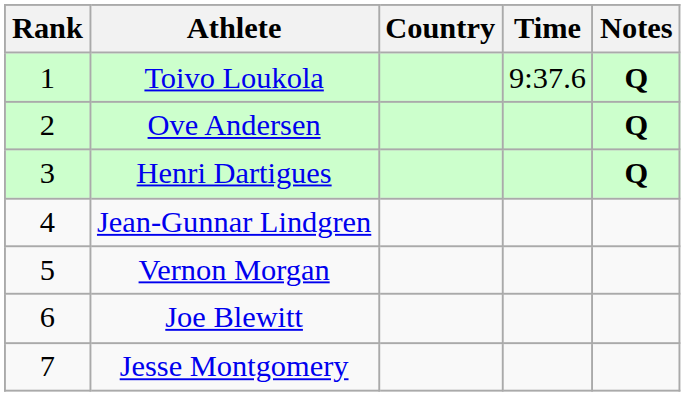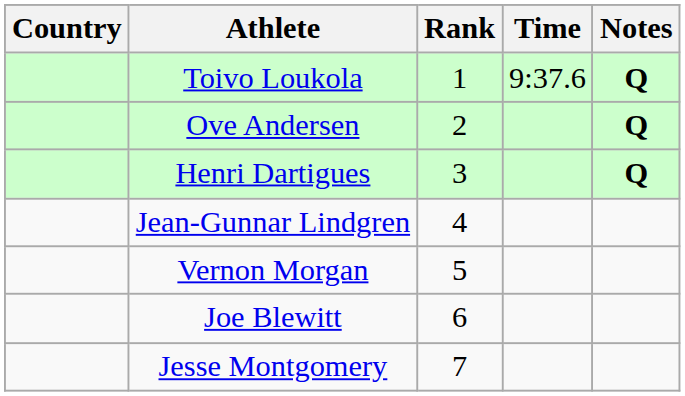columns swapped: (47, 28) <-> (440, 28)
